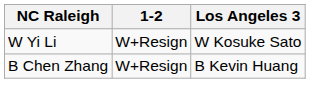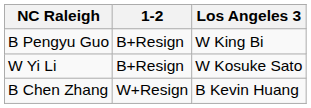+ row: (59, 41)
(151, 41) W+Resign -> (150, 66) B+Resign
